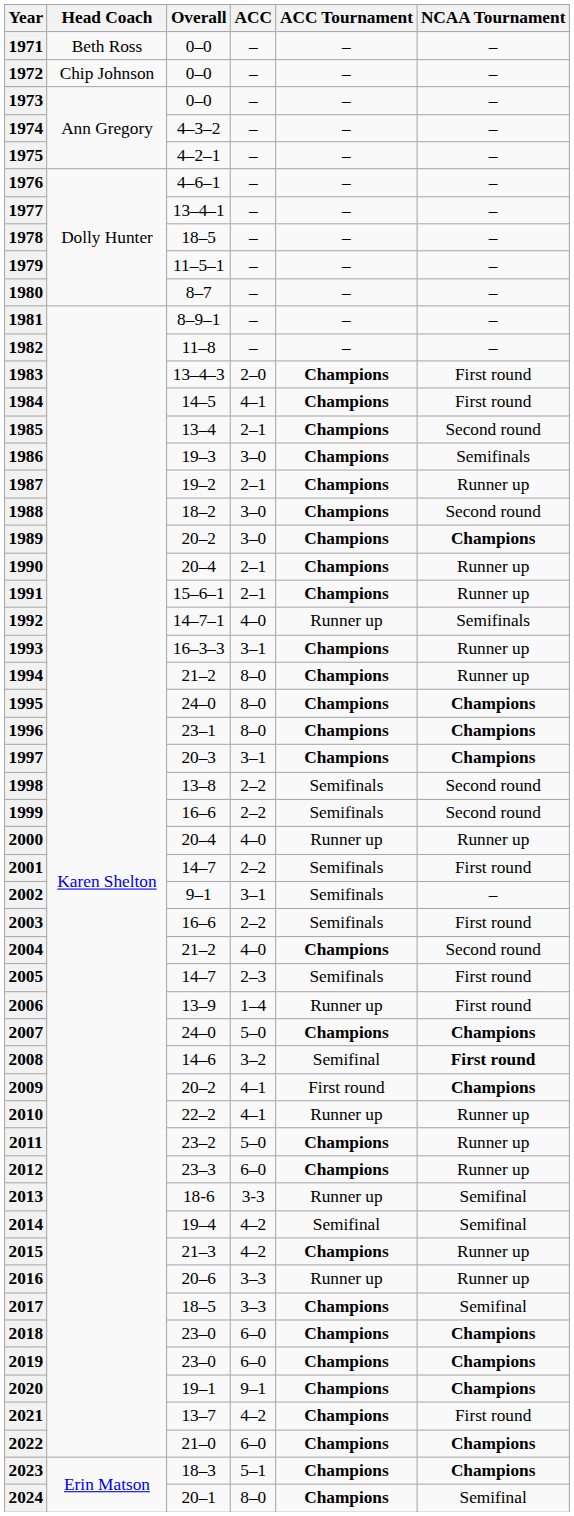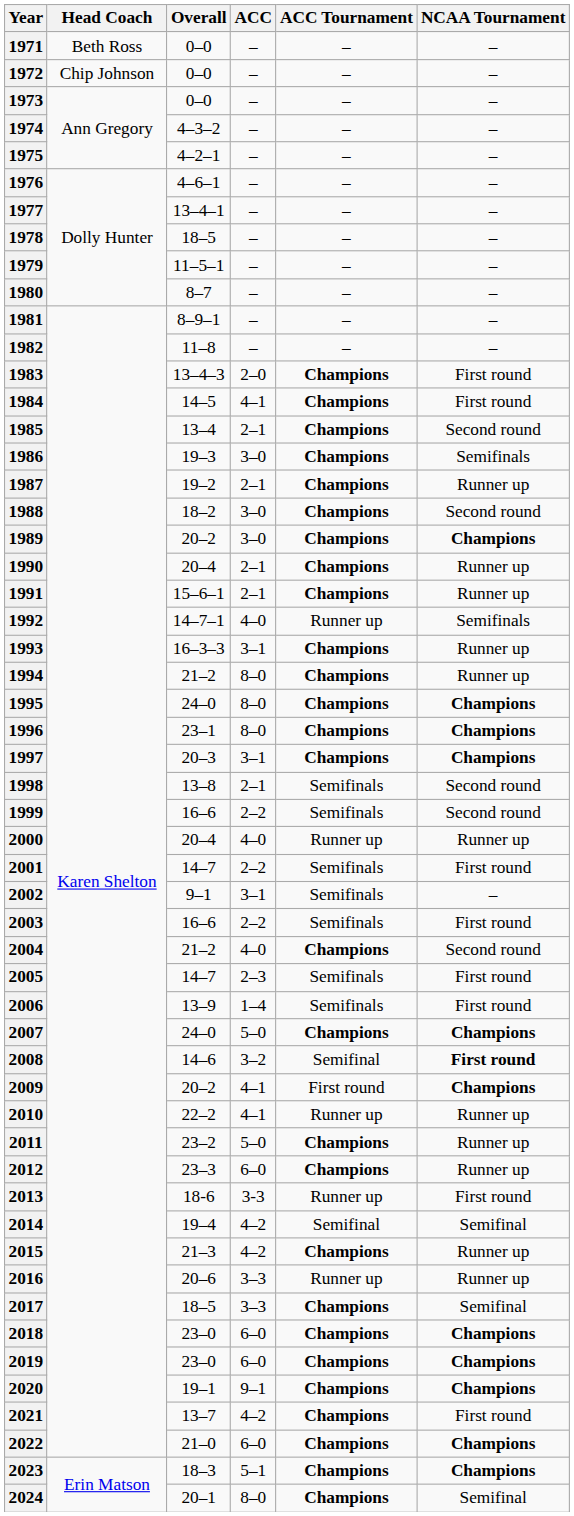(253, 785) 2–2 -> (253, 785) 2–1
(346, 1004) Runner up -> (346, 1004) Semifinals
(493, 1196) Semifinal -> (493, 1196) First round
